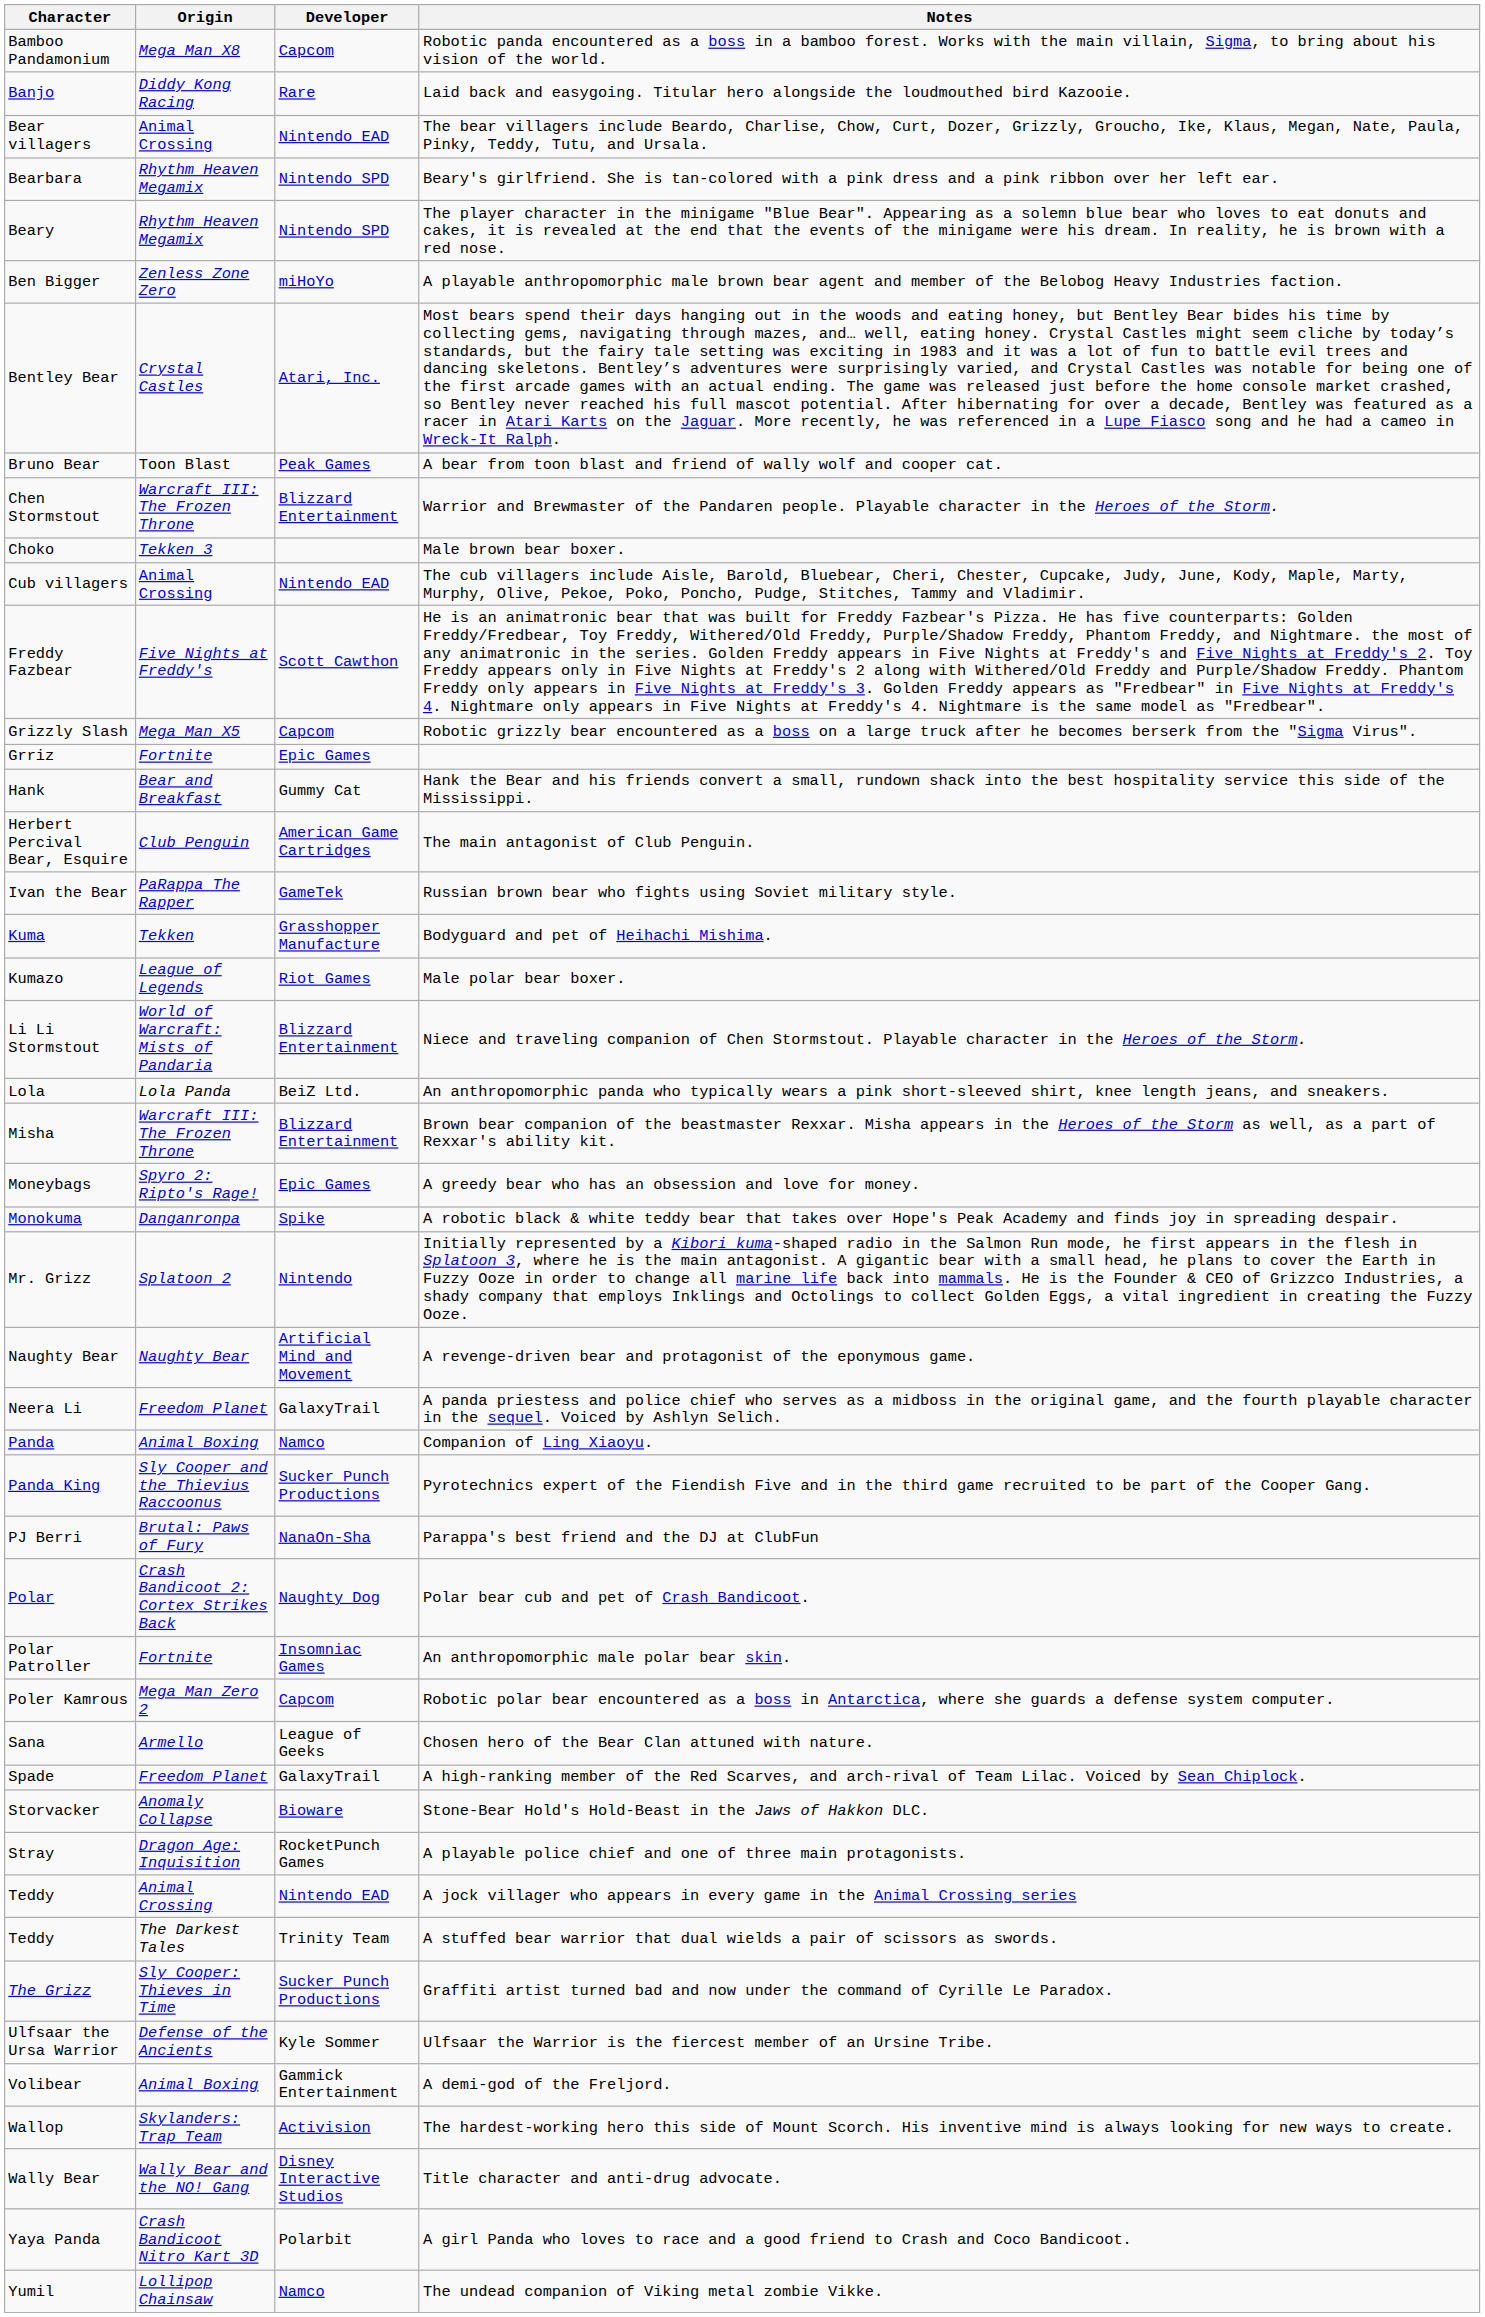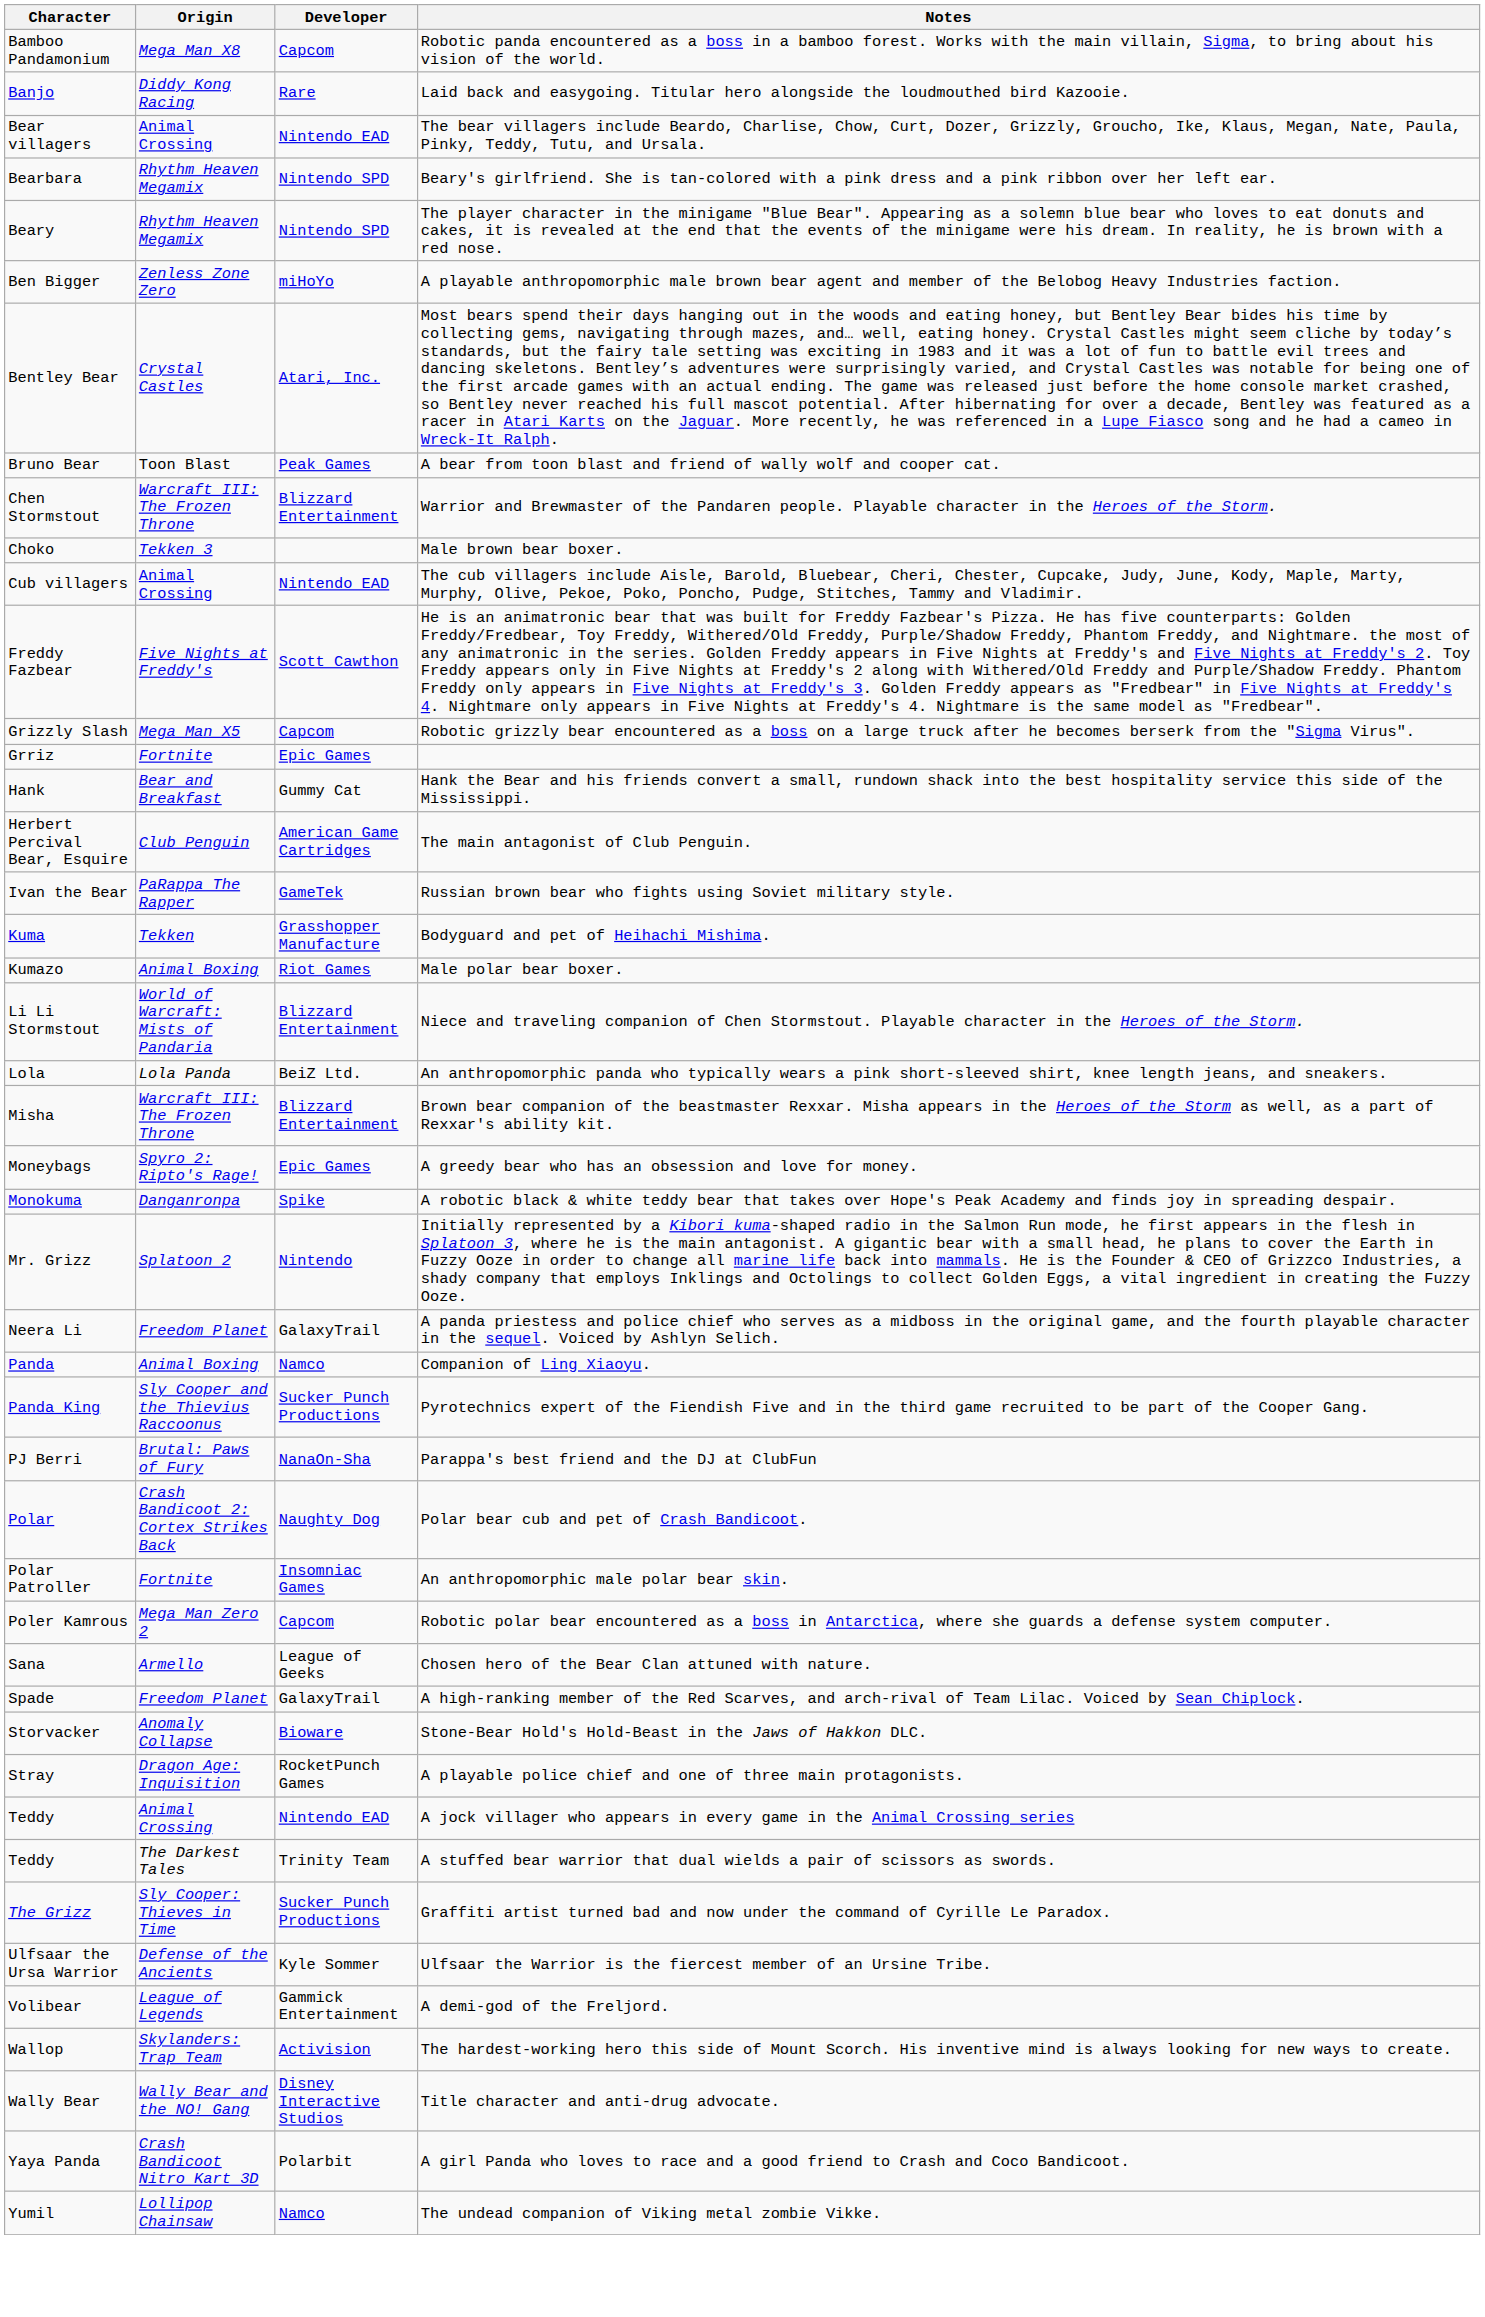(180, 979) League of Legends -> (199, 970) Animal Boxing
- row: (699, 1357)
(199, 2085) Animal Boxing -> (180, 2007) League of Legends
